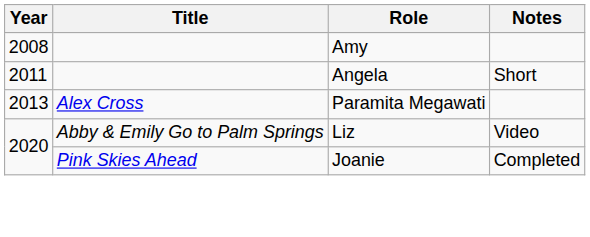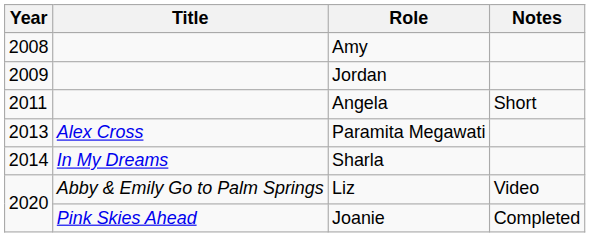+ row: (359, 75)
+ row: (358, 160)
